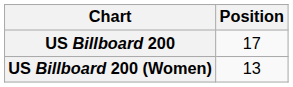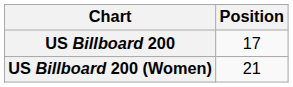(252, 69) 13 -> (252, 69) 21
